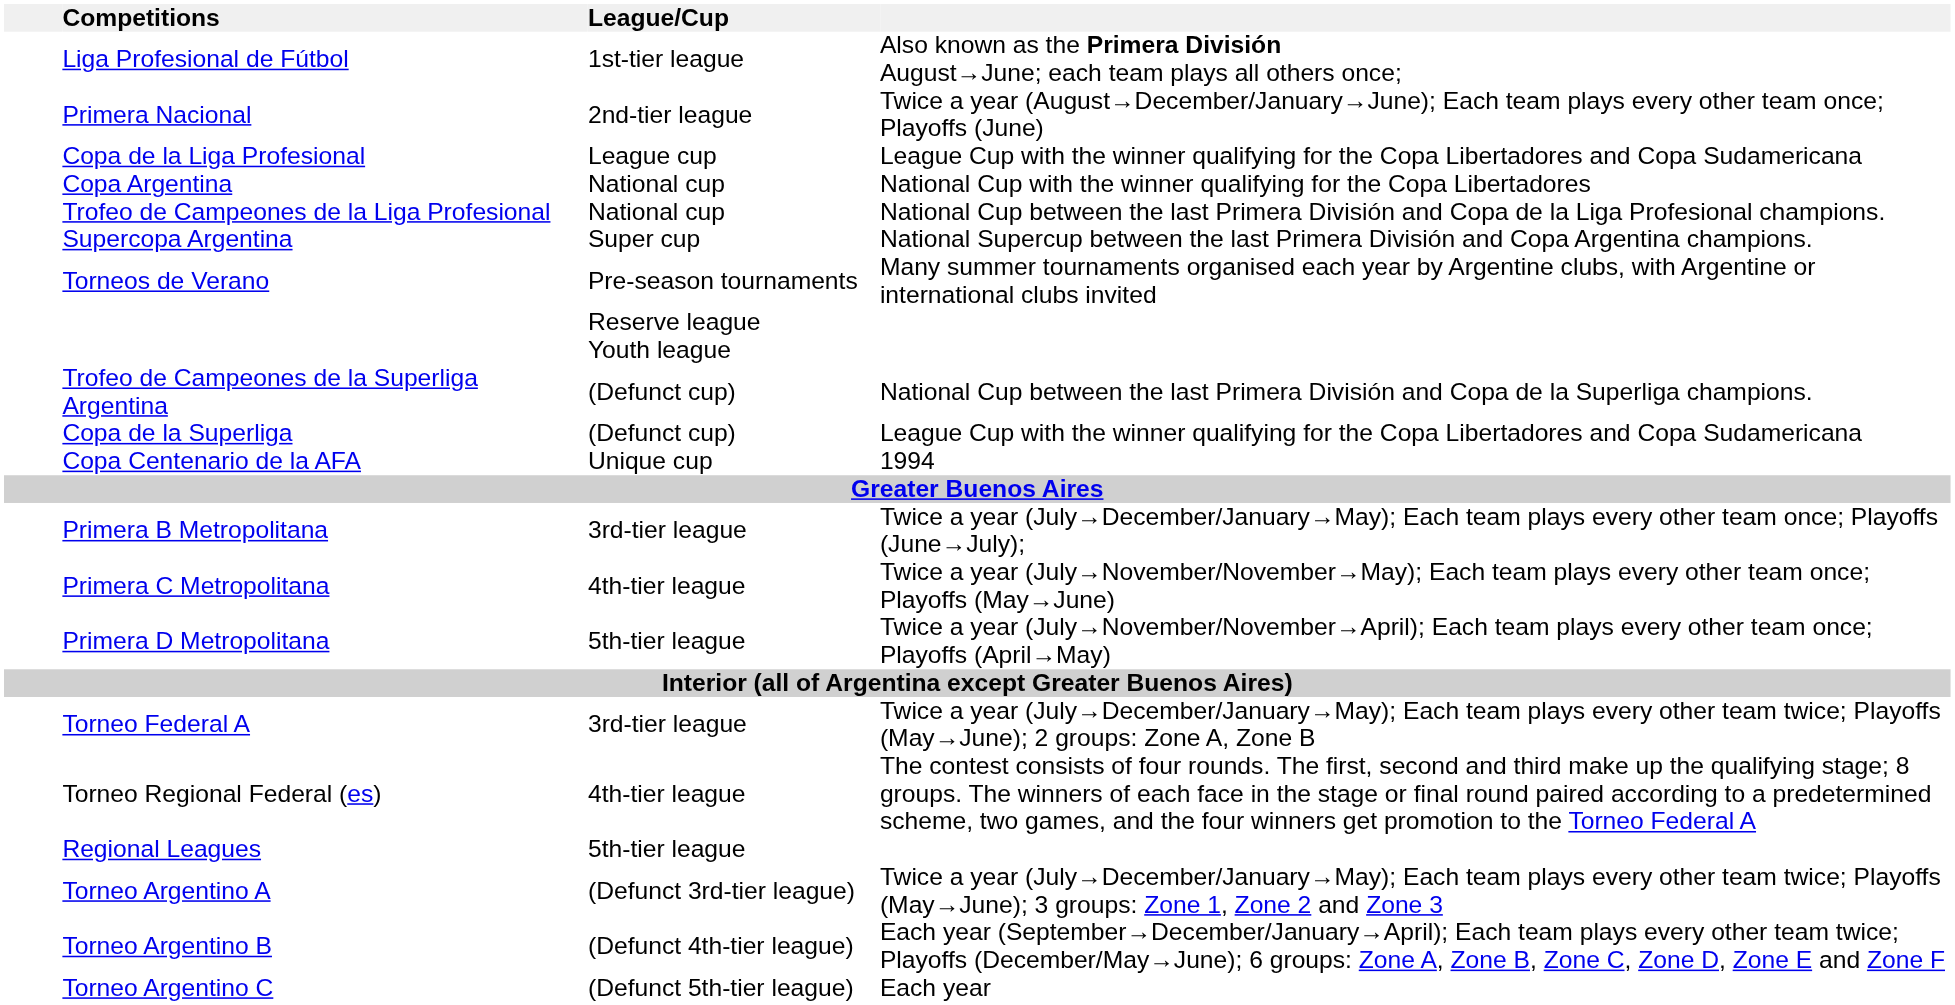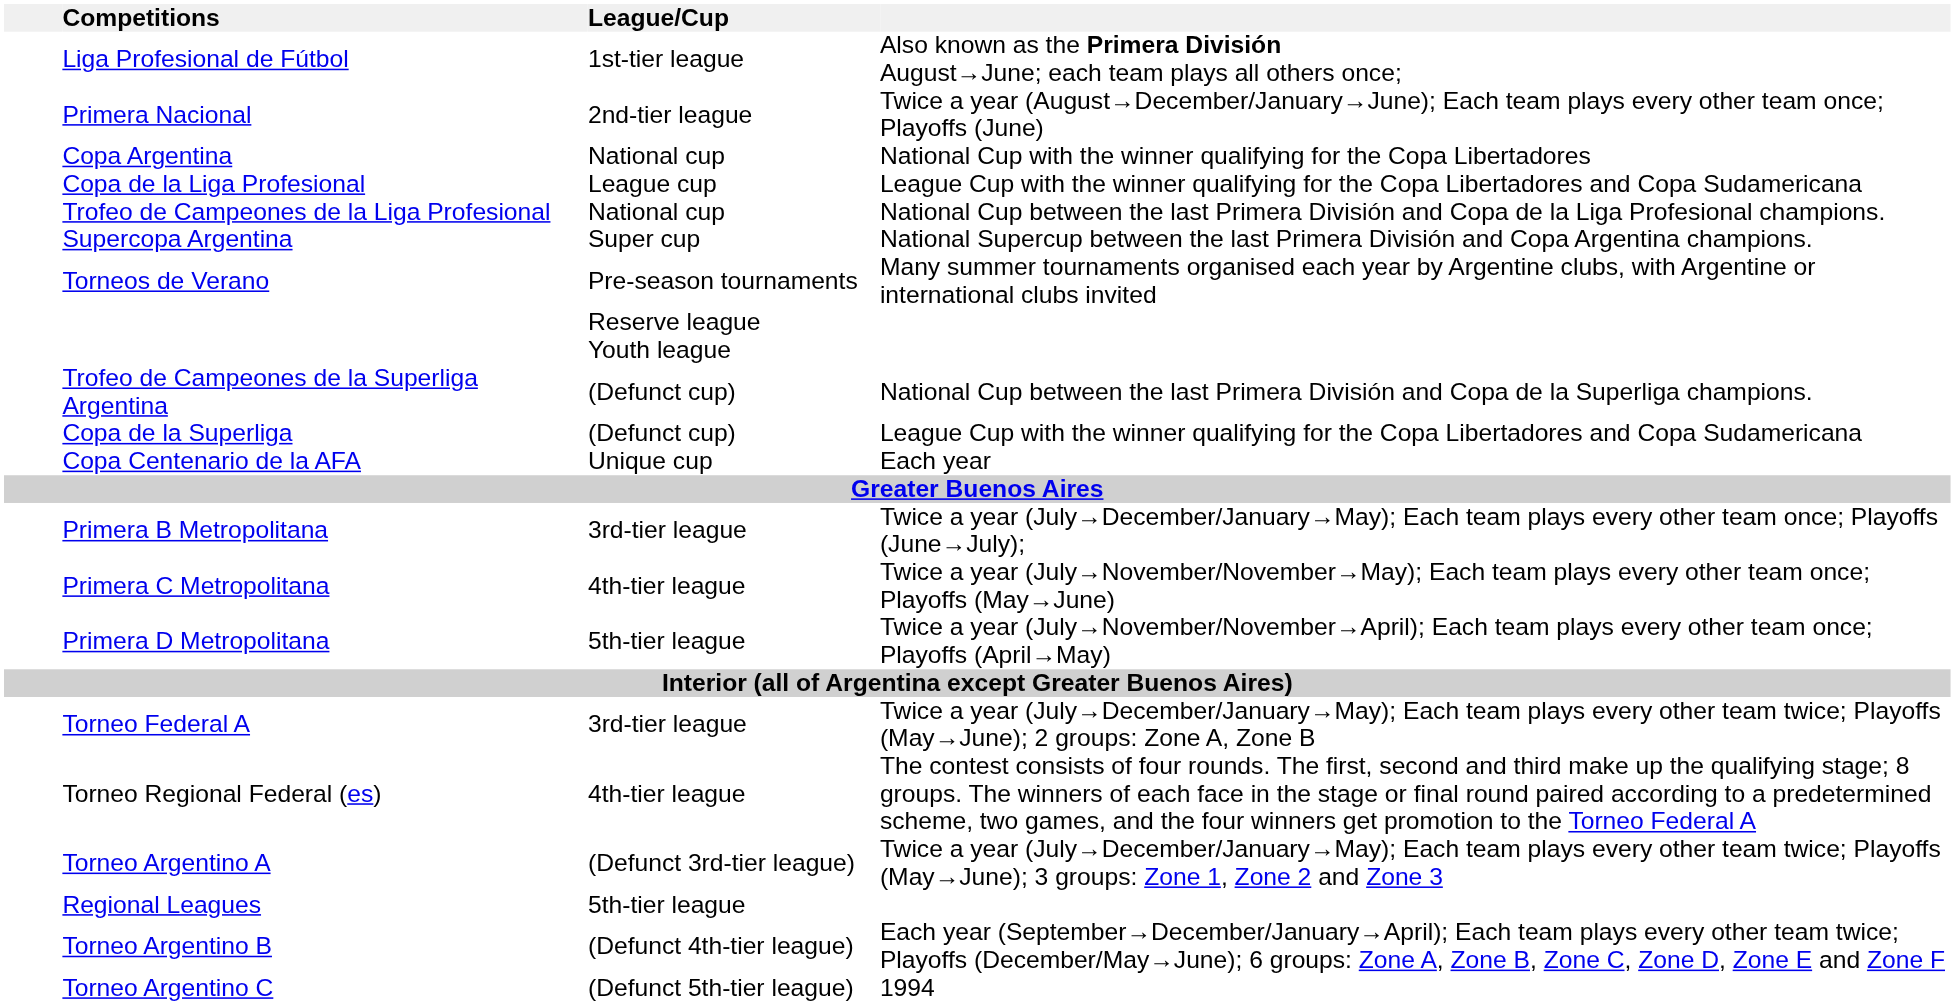rows swapped: (147, 183) <-> (214, 156)
(907, 461) 1994 -> (935, 461) Each year
rows swapped: (162, 849) <-> (166, 890)
(935, 987) Each year -> (907, 987) 1994
